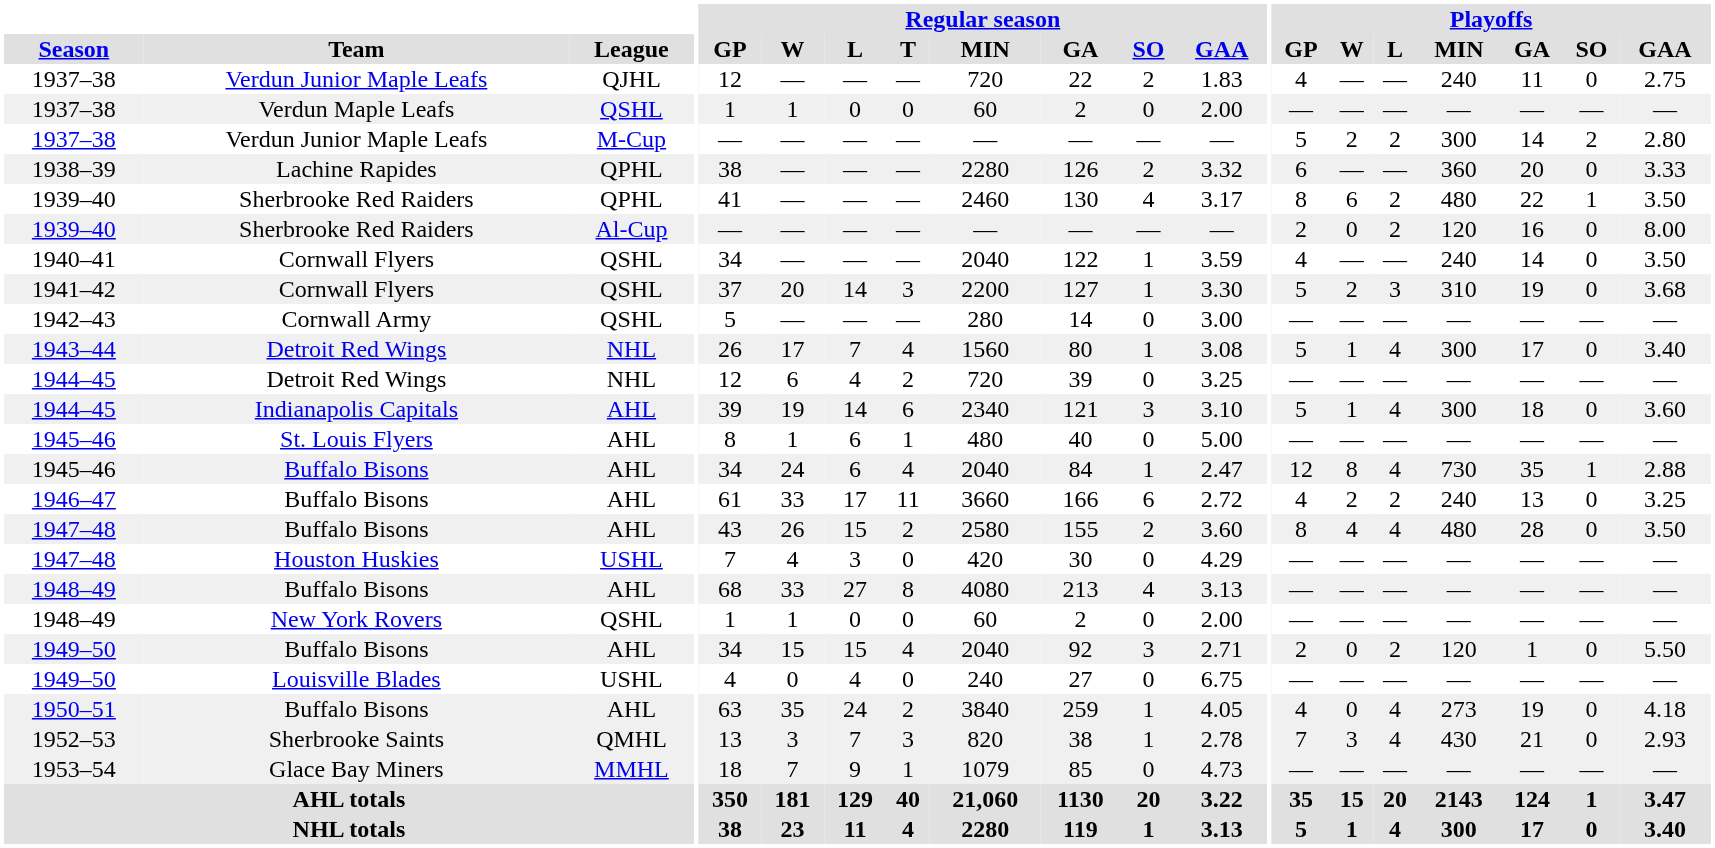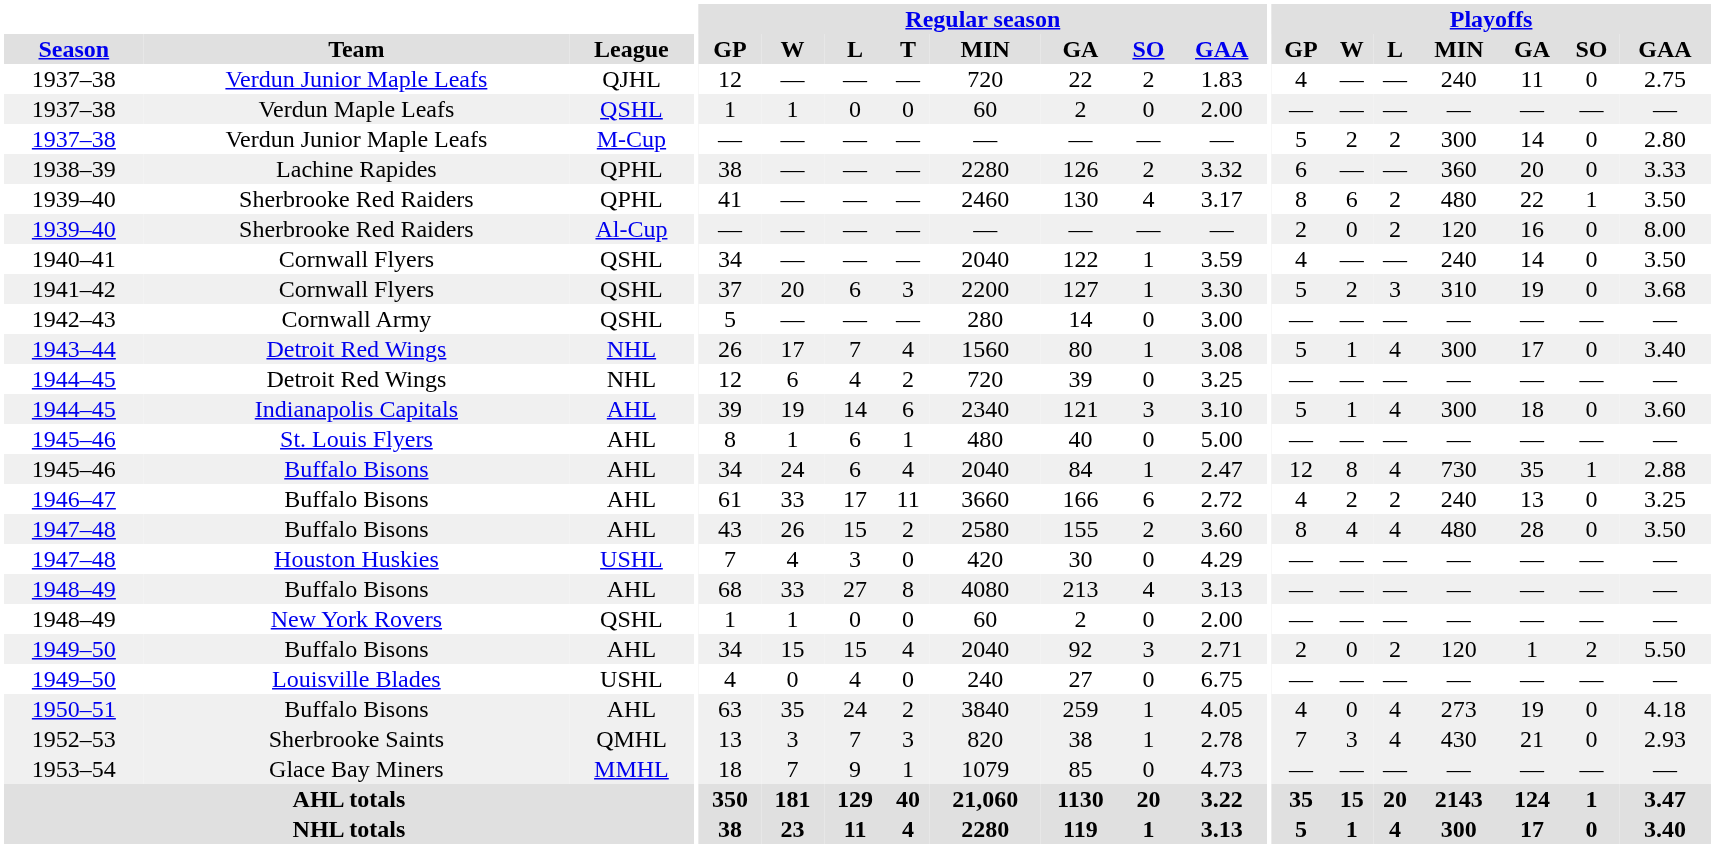(1592, 138) 2 -> (1592, 138) 0
(855, 288) 14 -> (855, 288) 6
(1592, 648) 0 -> (1592, 648) 2
